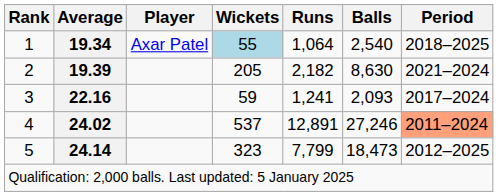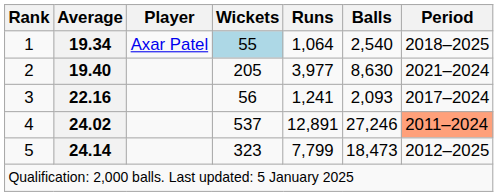(90, 71) 19.39 -> (90, 71) 19.40
(313, 71) 2,182 -> (313, 71) 3,977
(248, 97) 59 -> (248, 97) 56
